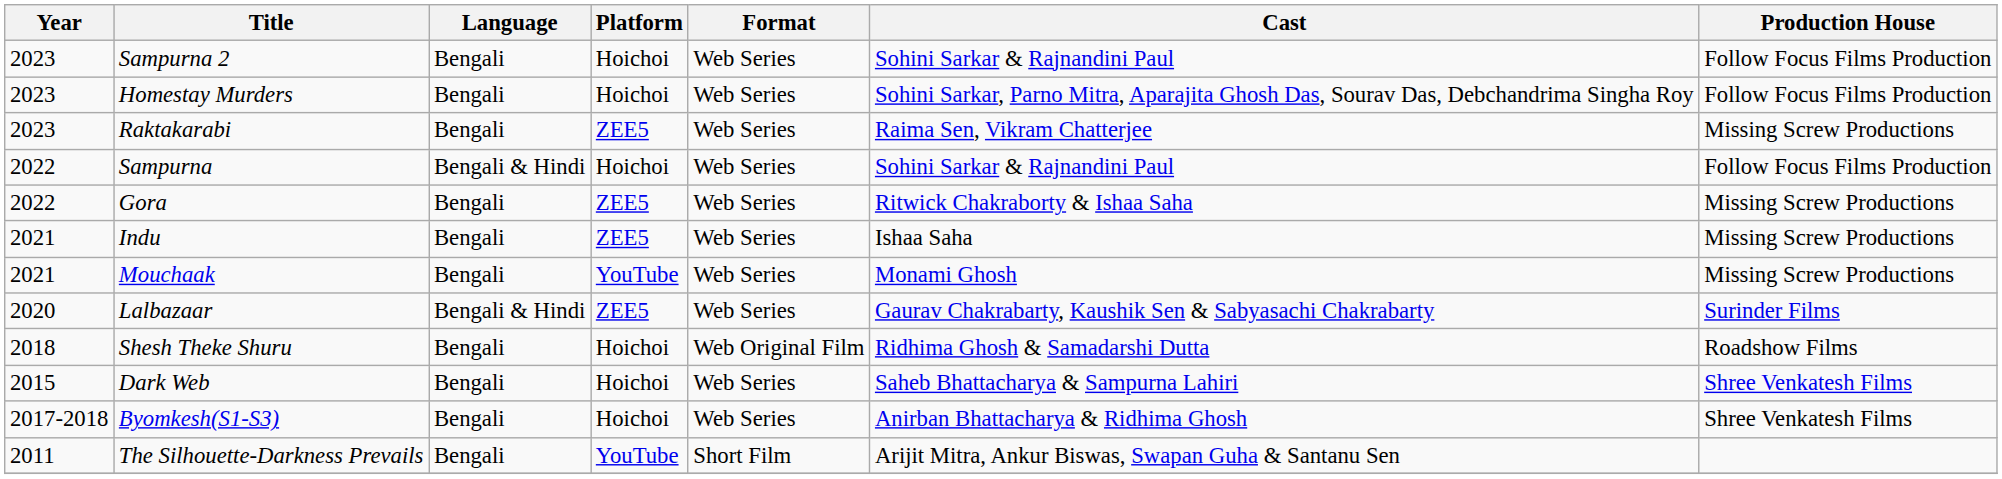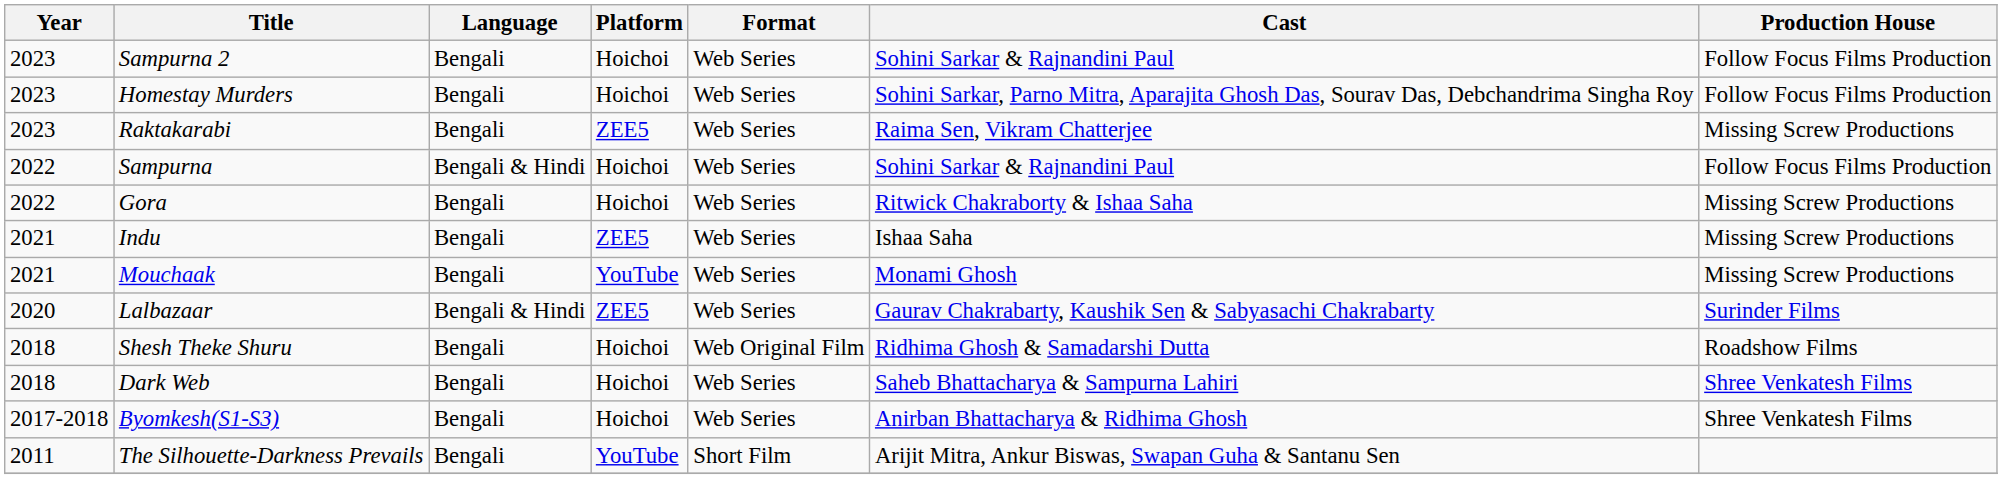(622, 202) ZEE5 -> (632, 202) Hoichoi
(33, 382) 2015 -> (33, 382) 2018
